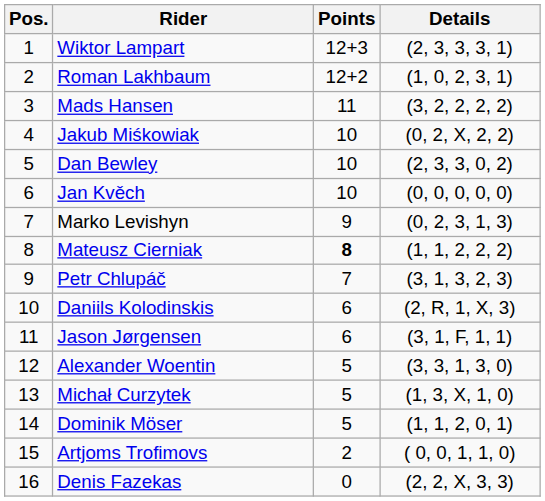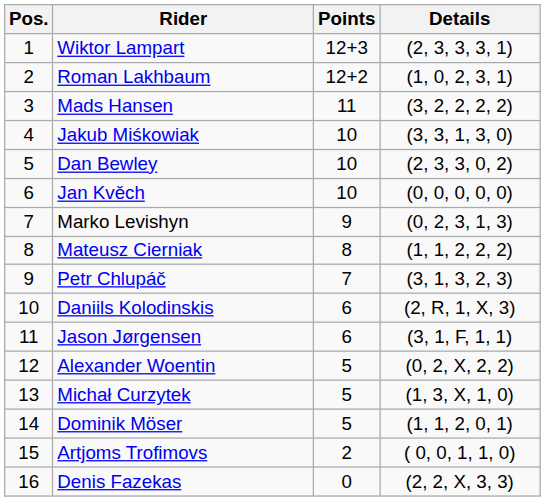(460, 135) (0, 2, X, 2, 2) -> (460, 135) (3, 3, 1, 3, 0)
(347, 250) bold -> (347, 250) normal
(460, 366) (3, 3, 1, 3, 0) -> (460, 366) (0, 2, X, 2, 2)
